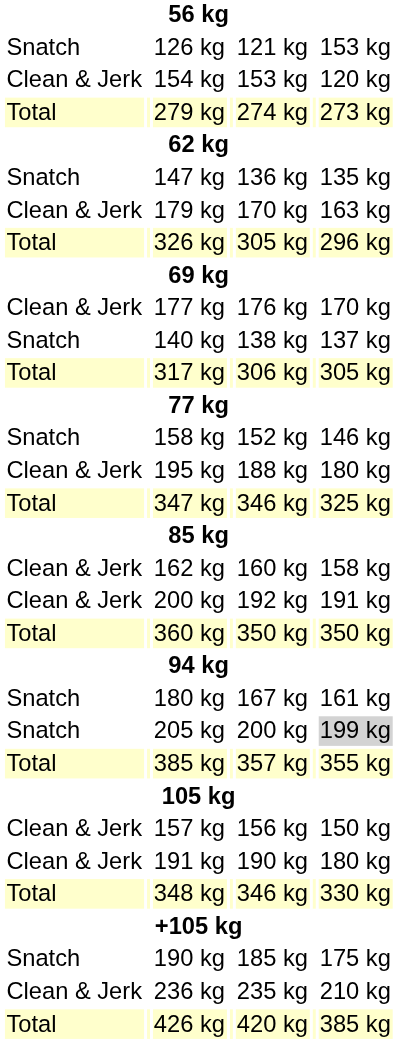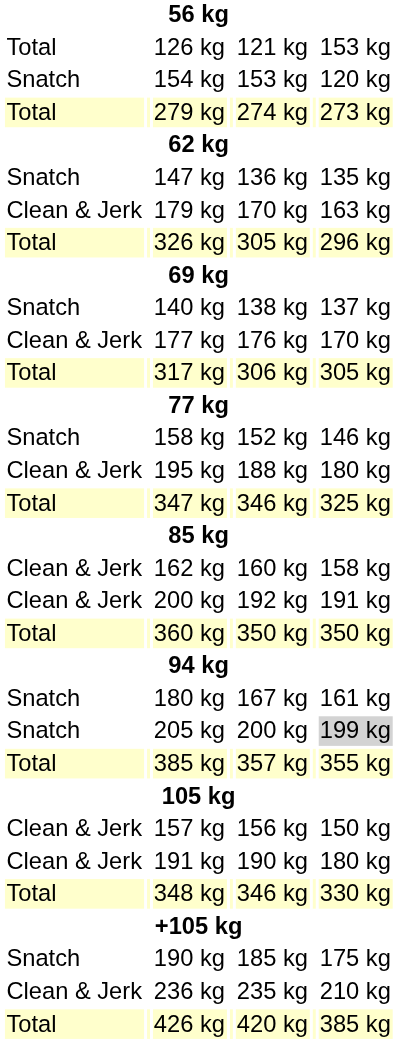(43, 47) Snatch -> (31, 47) Total
(74, 79) Clean & Jerk -> (43, 79) Snatch
rows swapped: (189, 340) <-> (189, 307)
